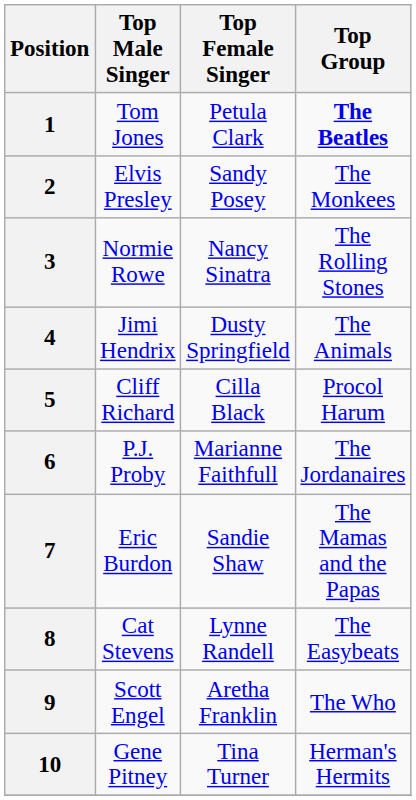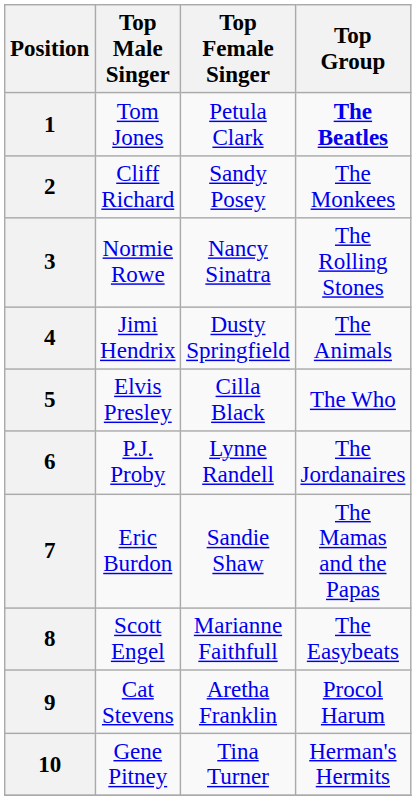(138, 186) Elvis Presley -> (138, 186) Cliff Richard
(138, 399) Cliff Richard -> (138, 399) Elvis Presley
(353, 399) Procol Harum -> (353, 399) The Who
(238, 462) Marianne Faithfull -> (238, 462) Lynne Randell
(138, 639) Cat Stevens -> (138, 639) Scott Engel
(238, 639) Lynne Randell -> (238, 639) Marianne Faithfull
(138, 701) Scott Engel -> (138, 701) Cat Stevens
(353, 701) The Who -> (353, 701) Procol Harum
